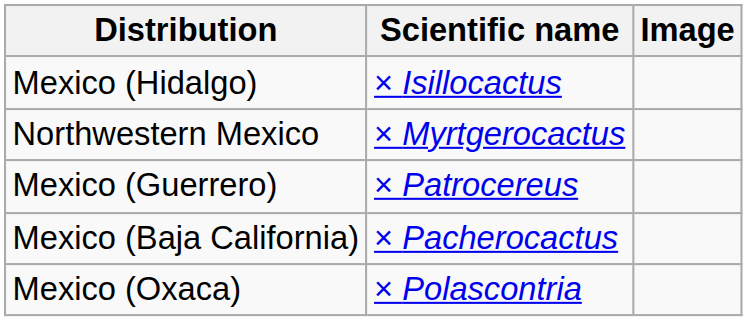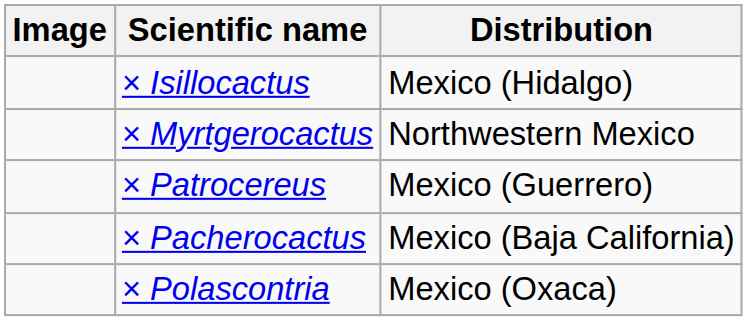columns swapped: (688, 30) <-> (186, 30)
